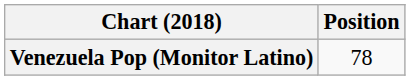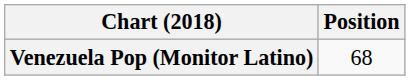(362, 57) 78 -> (362, 57) 68
